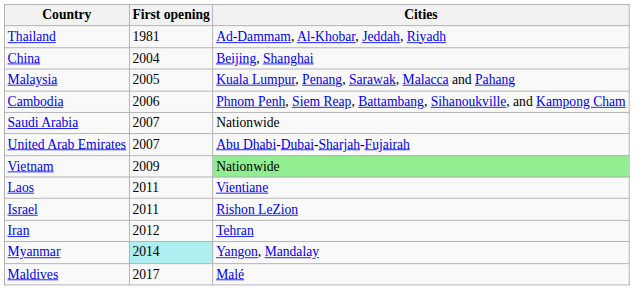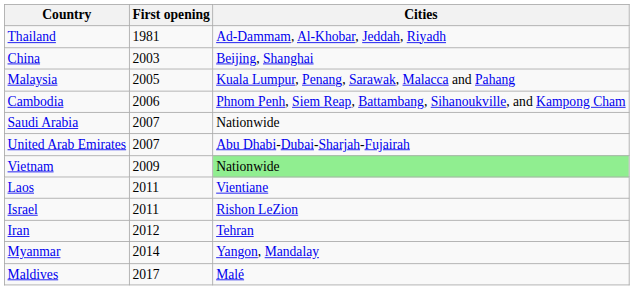(146, 58) 2004 -> (146, 58) 2003
(146, 252) paleturquoise background -> (146, 252) no background
